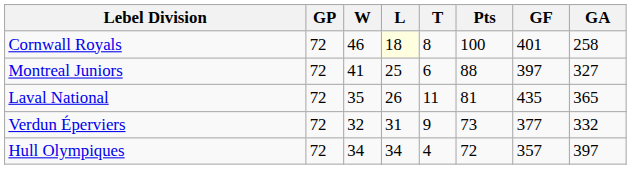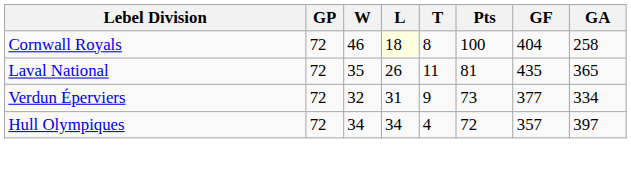(529, 44) 401 -> (529, 44) 404
- row: (66, 71)
(586, 124) 332 -> (586, 97) 334
